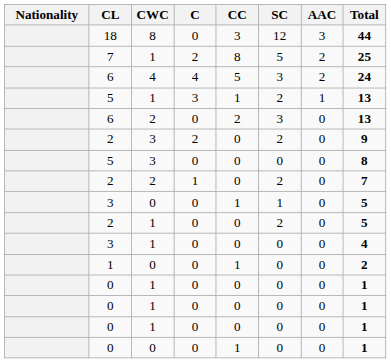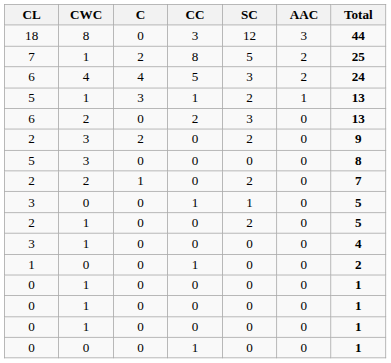- column: (47, 14)
